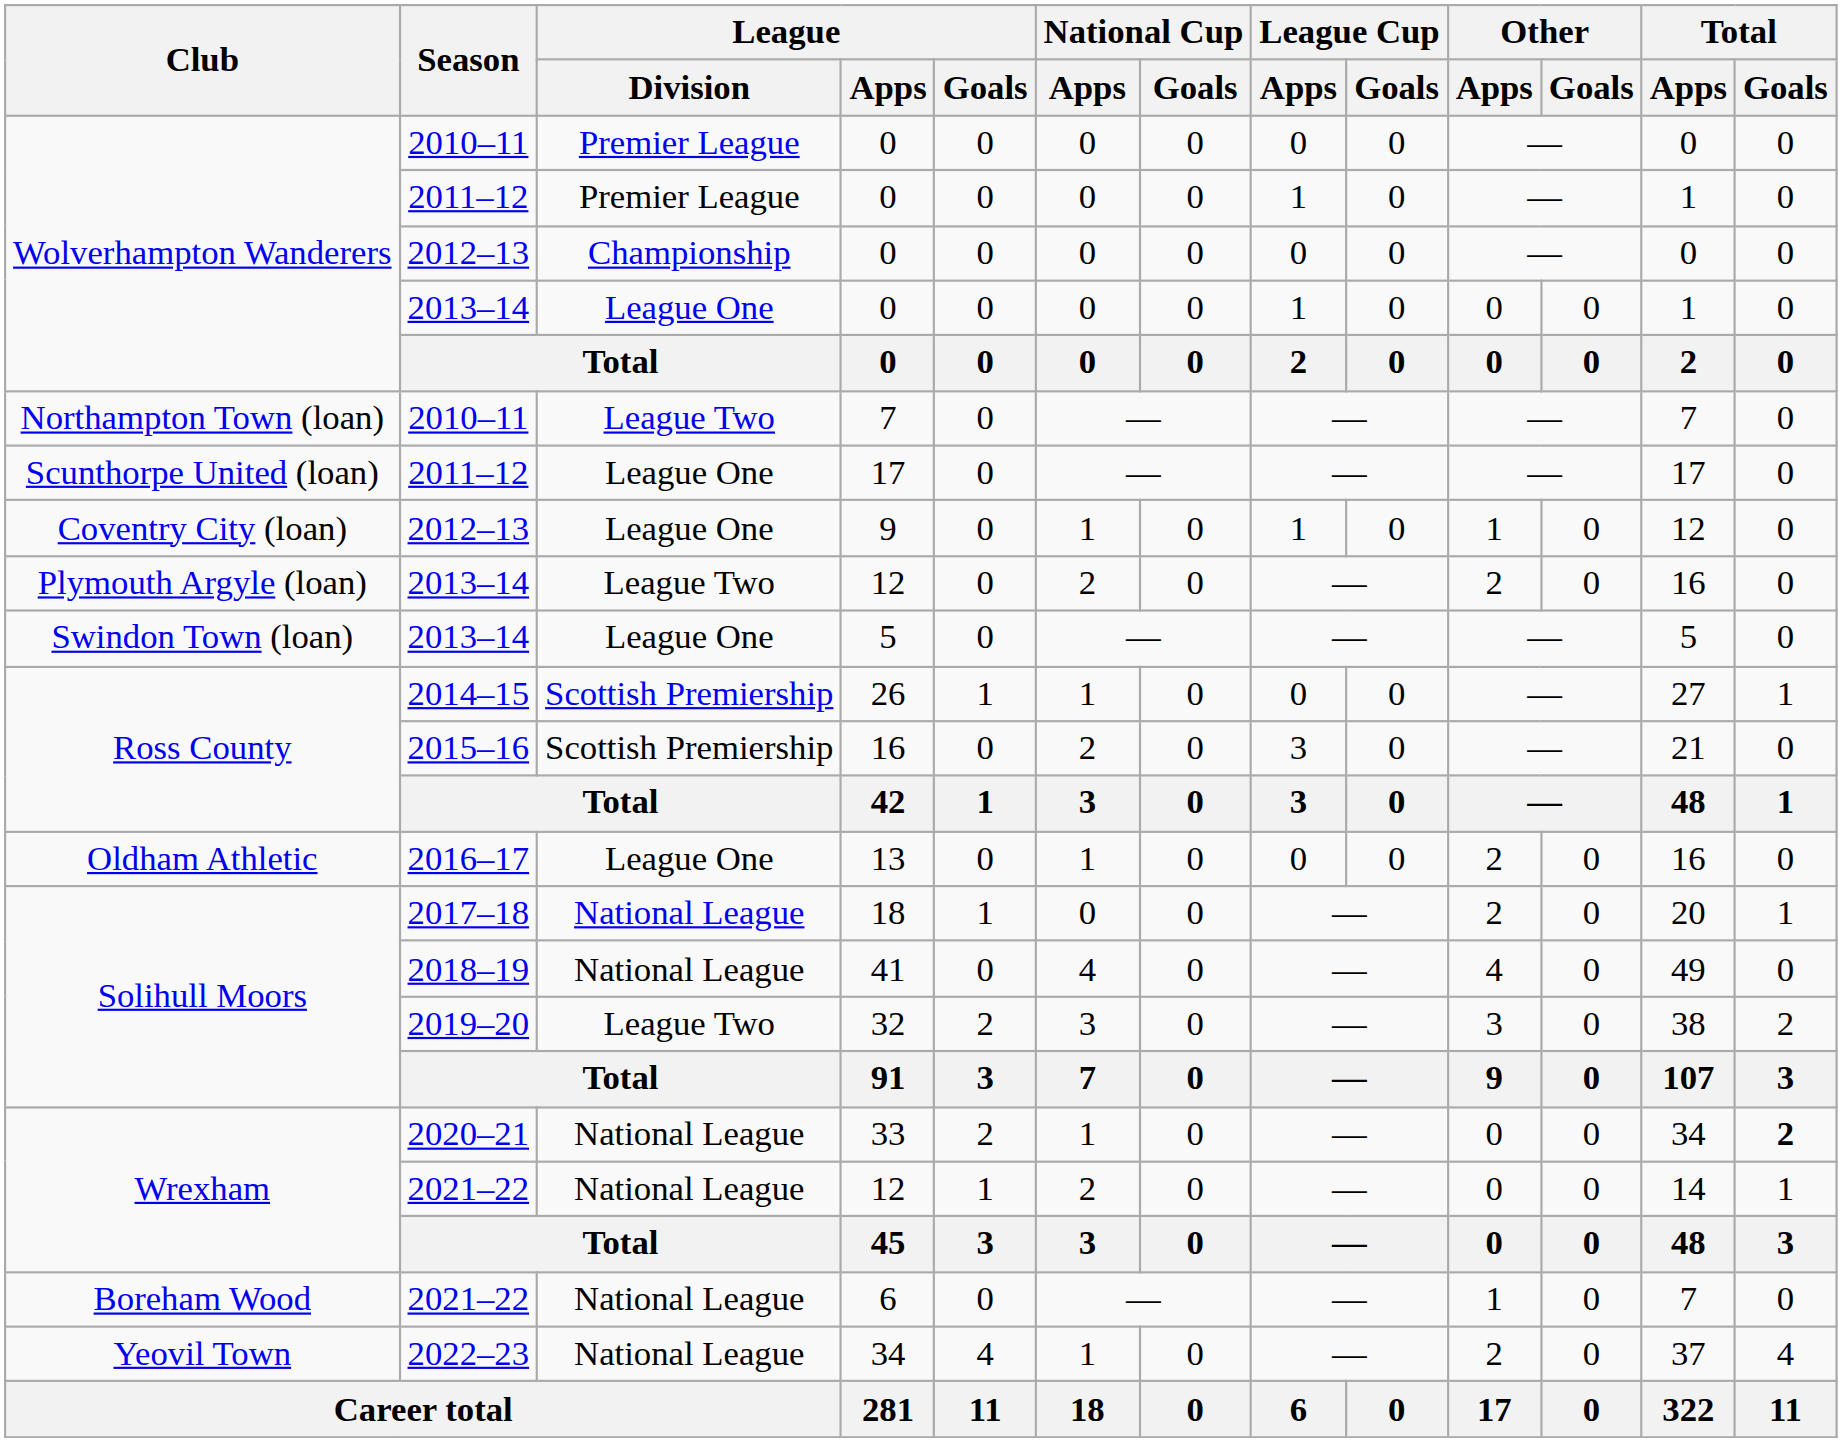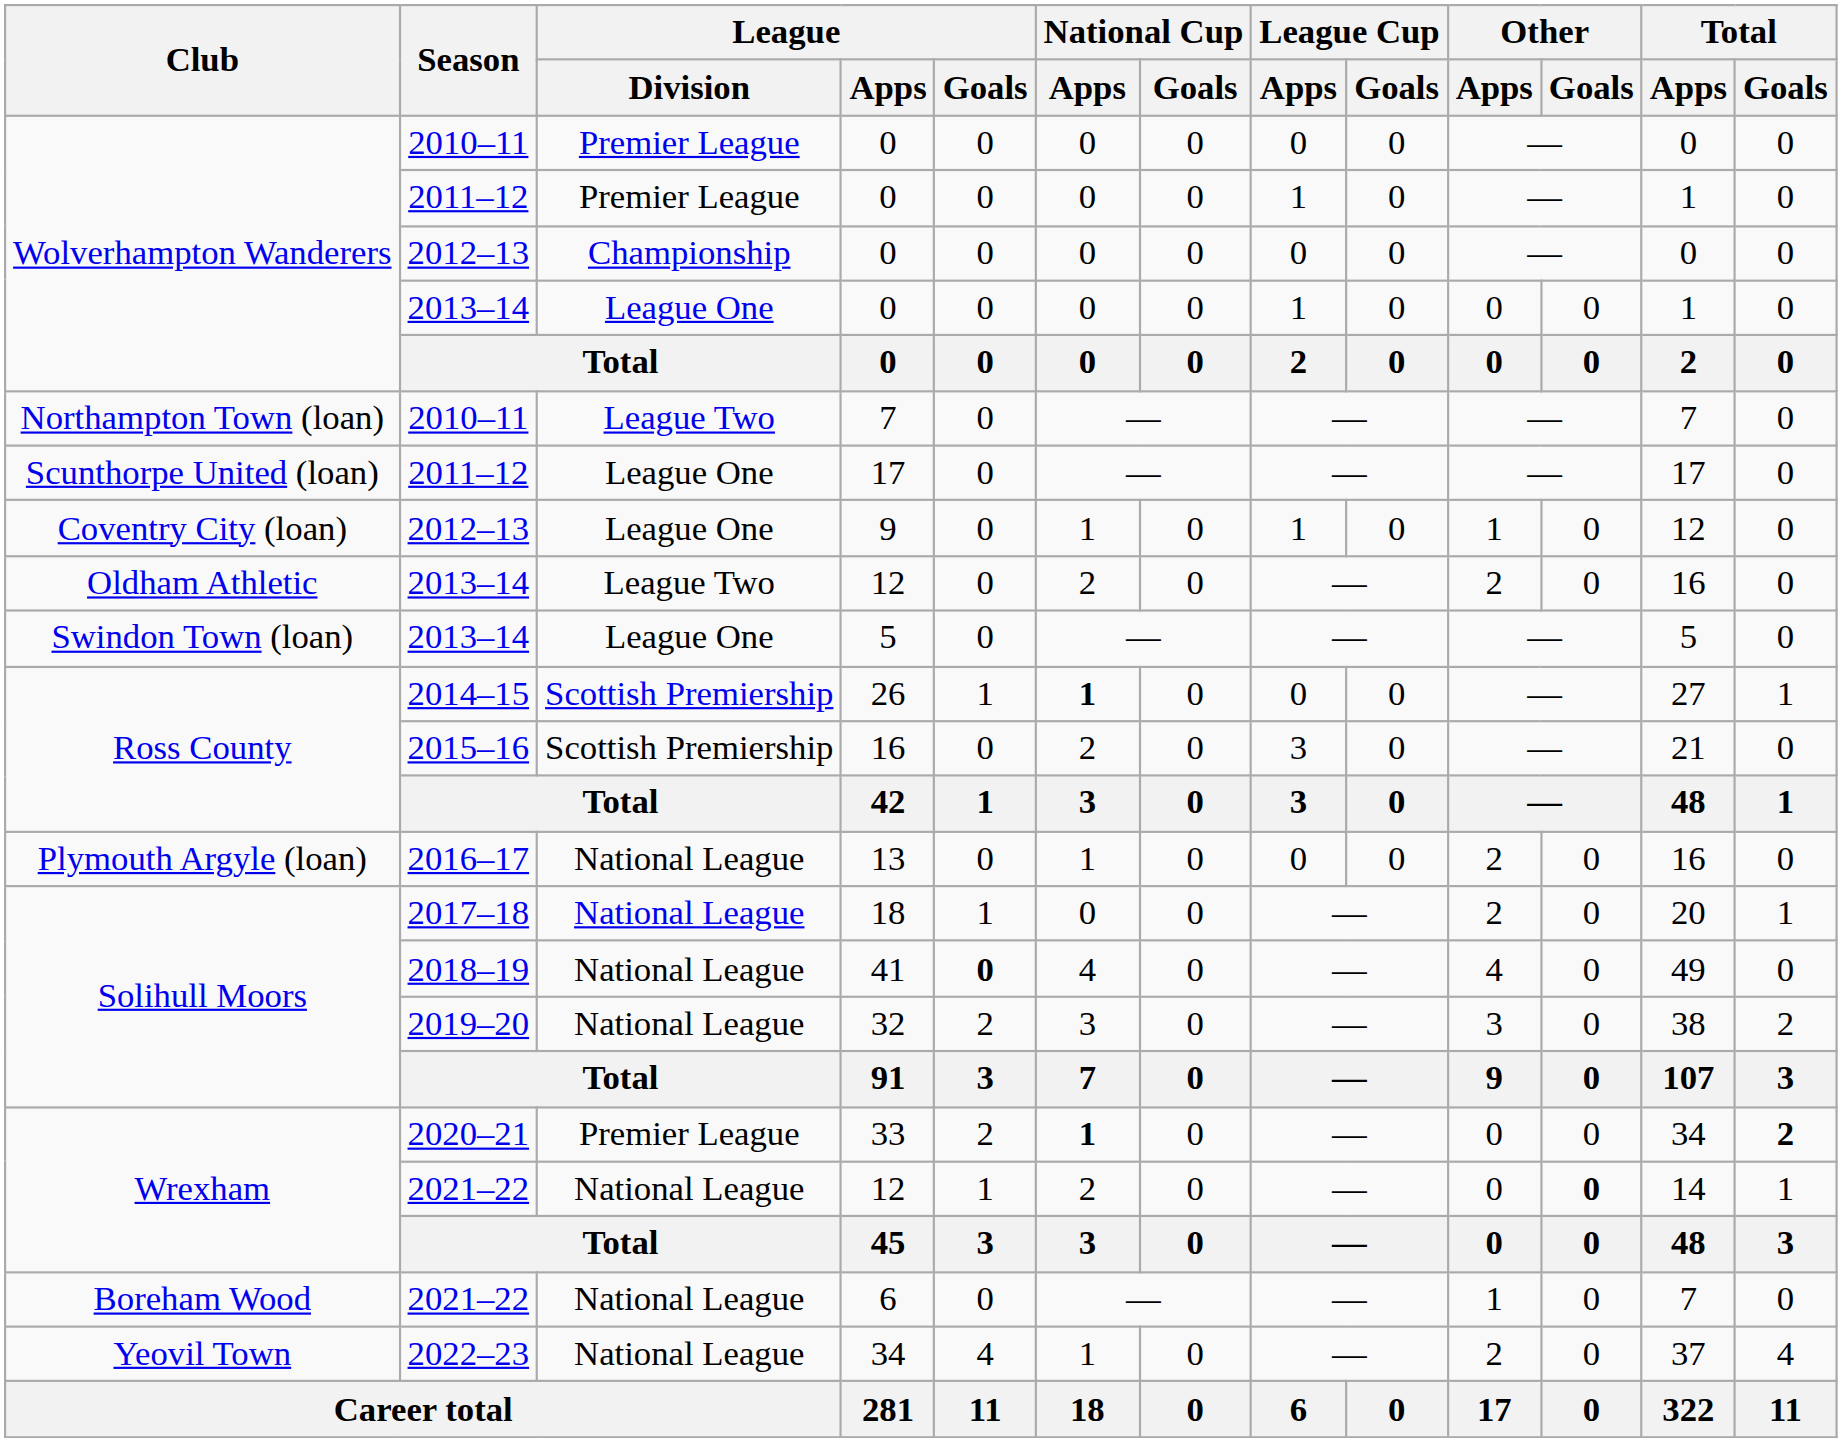(202, 582) Plymouth Argyle (loan) -> (202, 582) Oldham Athletic
(1087, 692) normal -> (1087, 692) bold
(202, 857) Oldham Athletic -> (202, 857) Plymouth Argyle (loan)
(689, 857) League One -> (689, 857) National League
(985, 968) normal -> (985, 968) bold
(689, 1023) League Two -> (689, 1023) National League
(689, 1133) National League -> (689, 1133) Premier League
(1087, 1133) normal -> (1087, 1133) bold
(1591, 1188) normal -> (1591, 1188) bold
